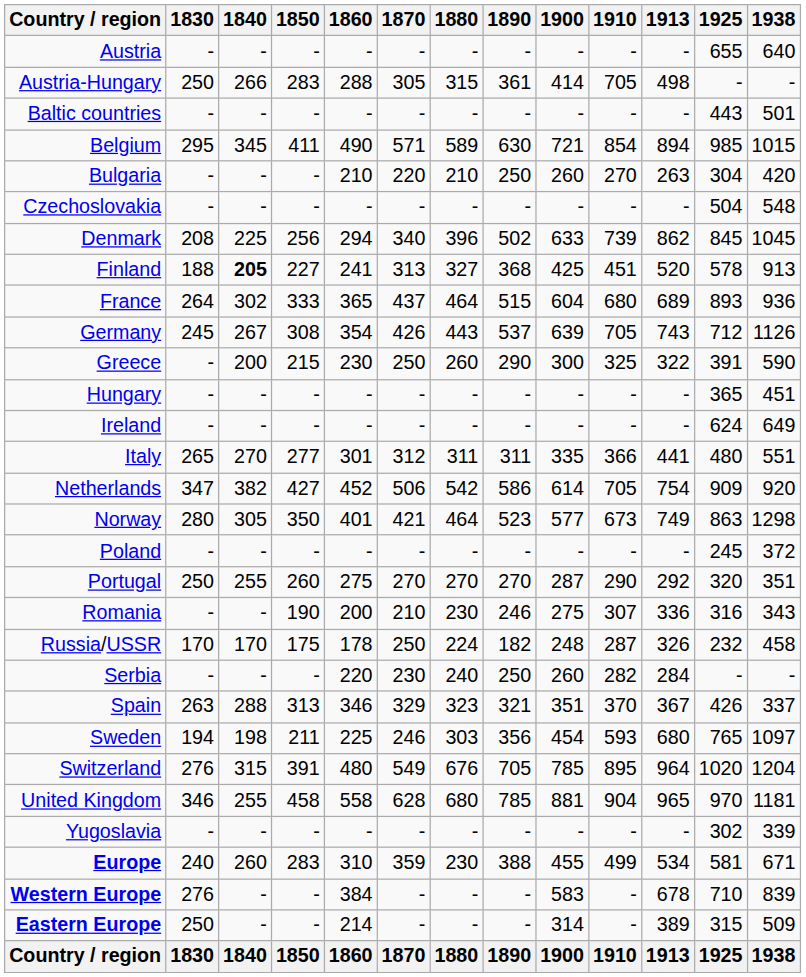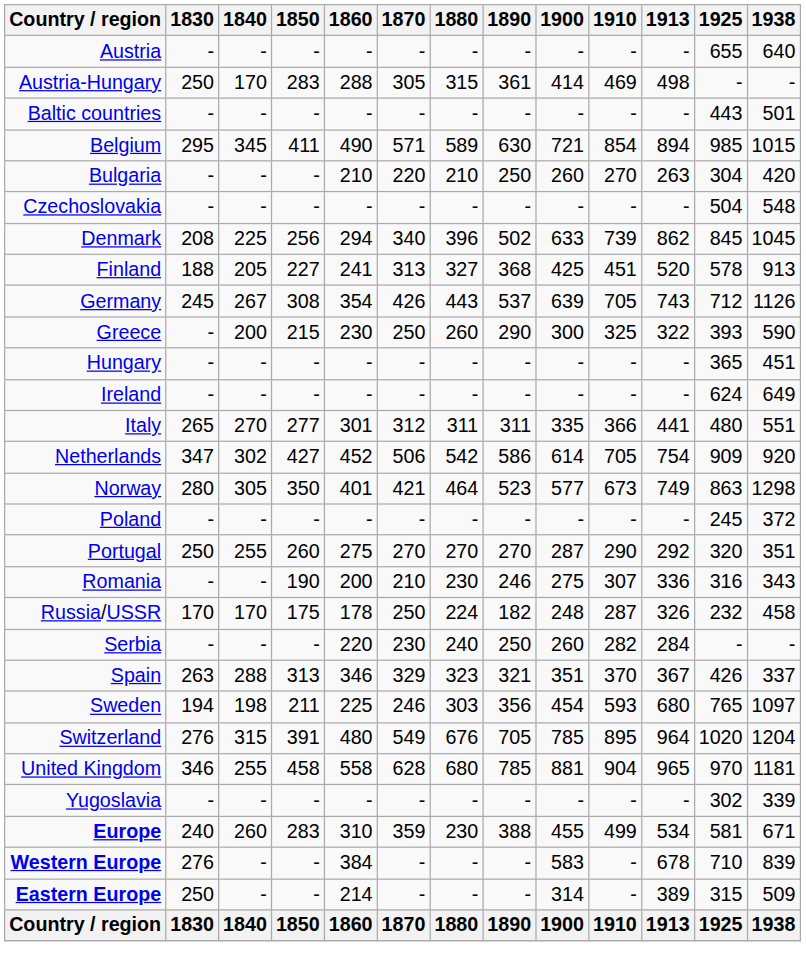(250, 82) 266 -> (250, 82) 170
(620, 82) 705 -> (620, 82) 469
(250, 269) bold -> (250, 269) normal
- row: (131, 301)
(726, 363) 391 -> (726, 332) 393
(250, 488) 382 -> (250, 457) 302
